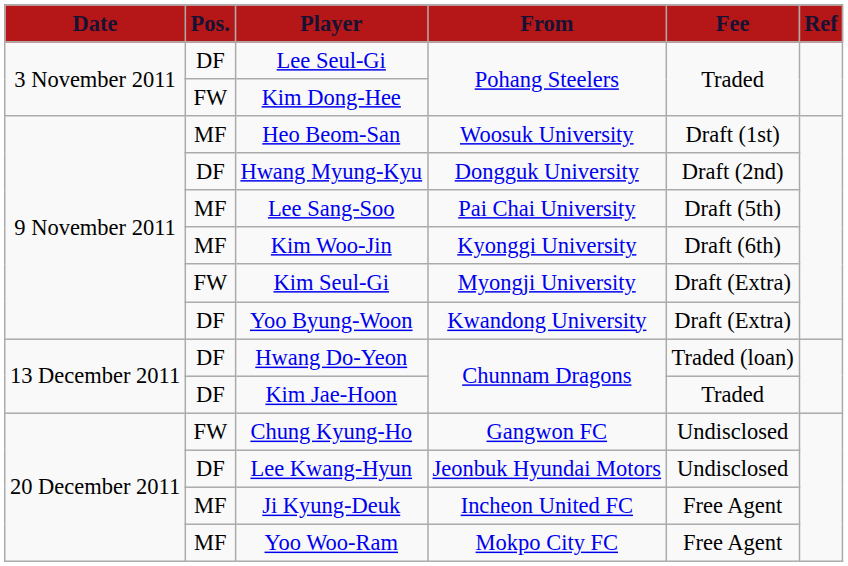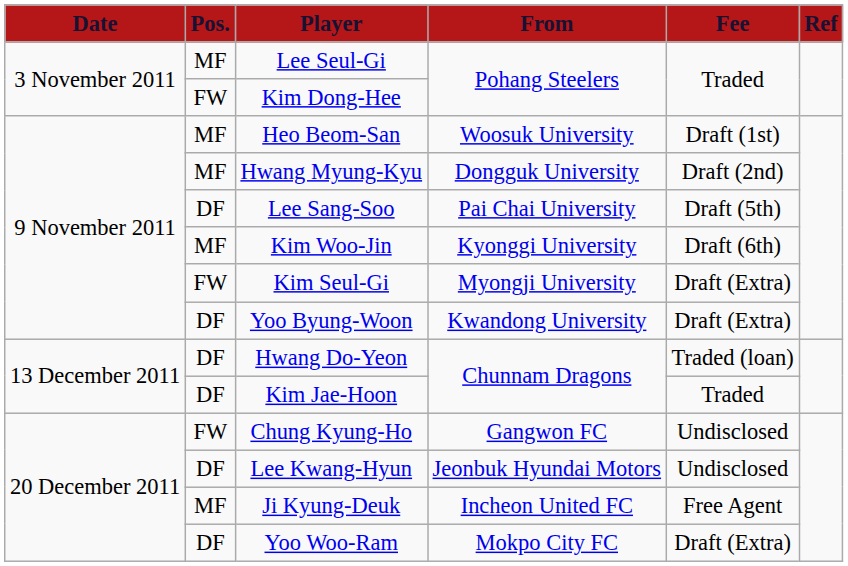(210, 60) DF -> (210, 60) MF
(210, 171) DF -> (210, 171) MF
(210, 208) MF -> (210, 208) DF
(210, 542) MF -> (210, 542) DF
(733, 542) Free Agent -> (733, 542) Draft (Extra)
